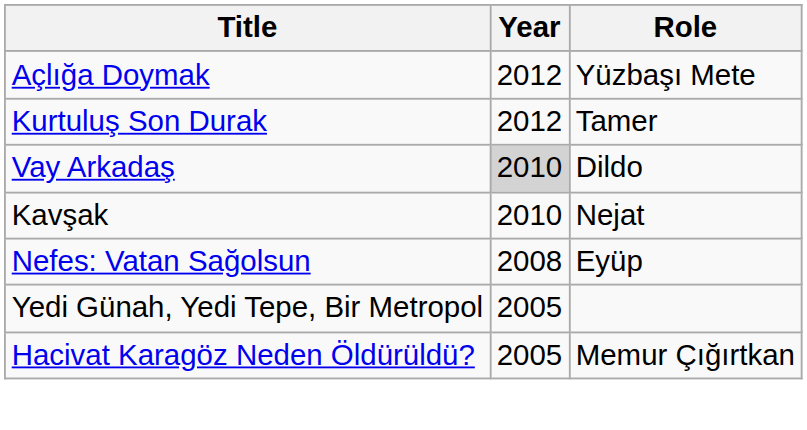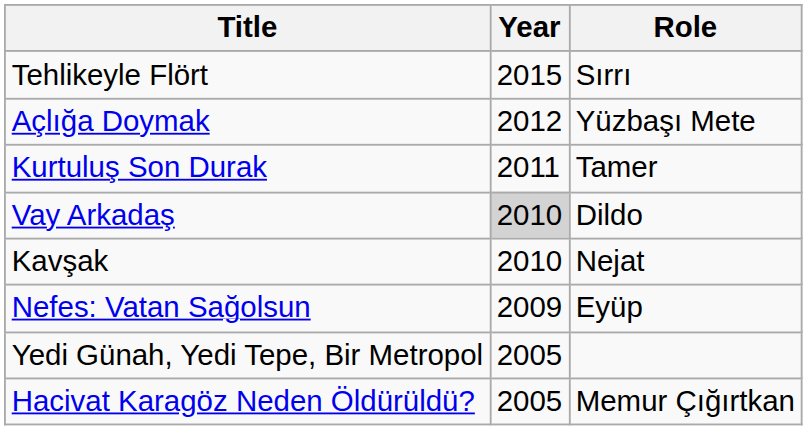+ row: (110, 74)
(529, 121) 2012 -> (528, 167) 2011
(529, 261) 2008 -> (529, 307) 2009
